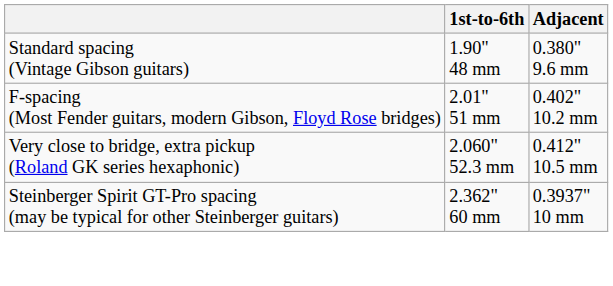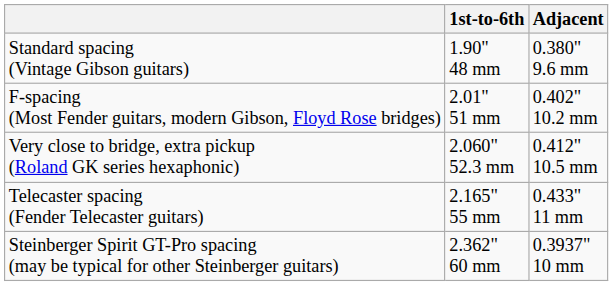+ row: (106, 206)
